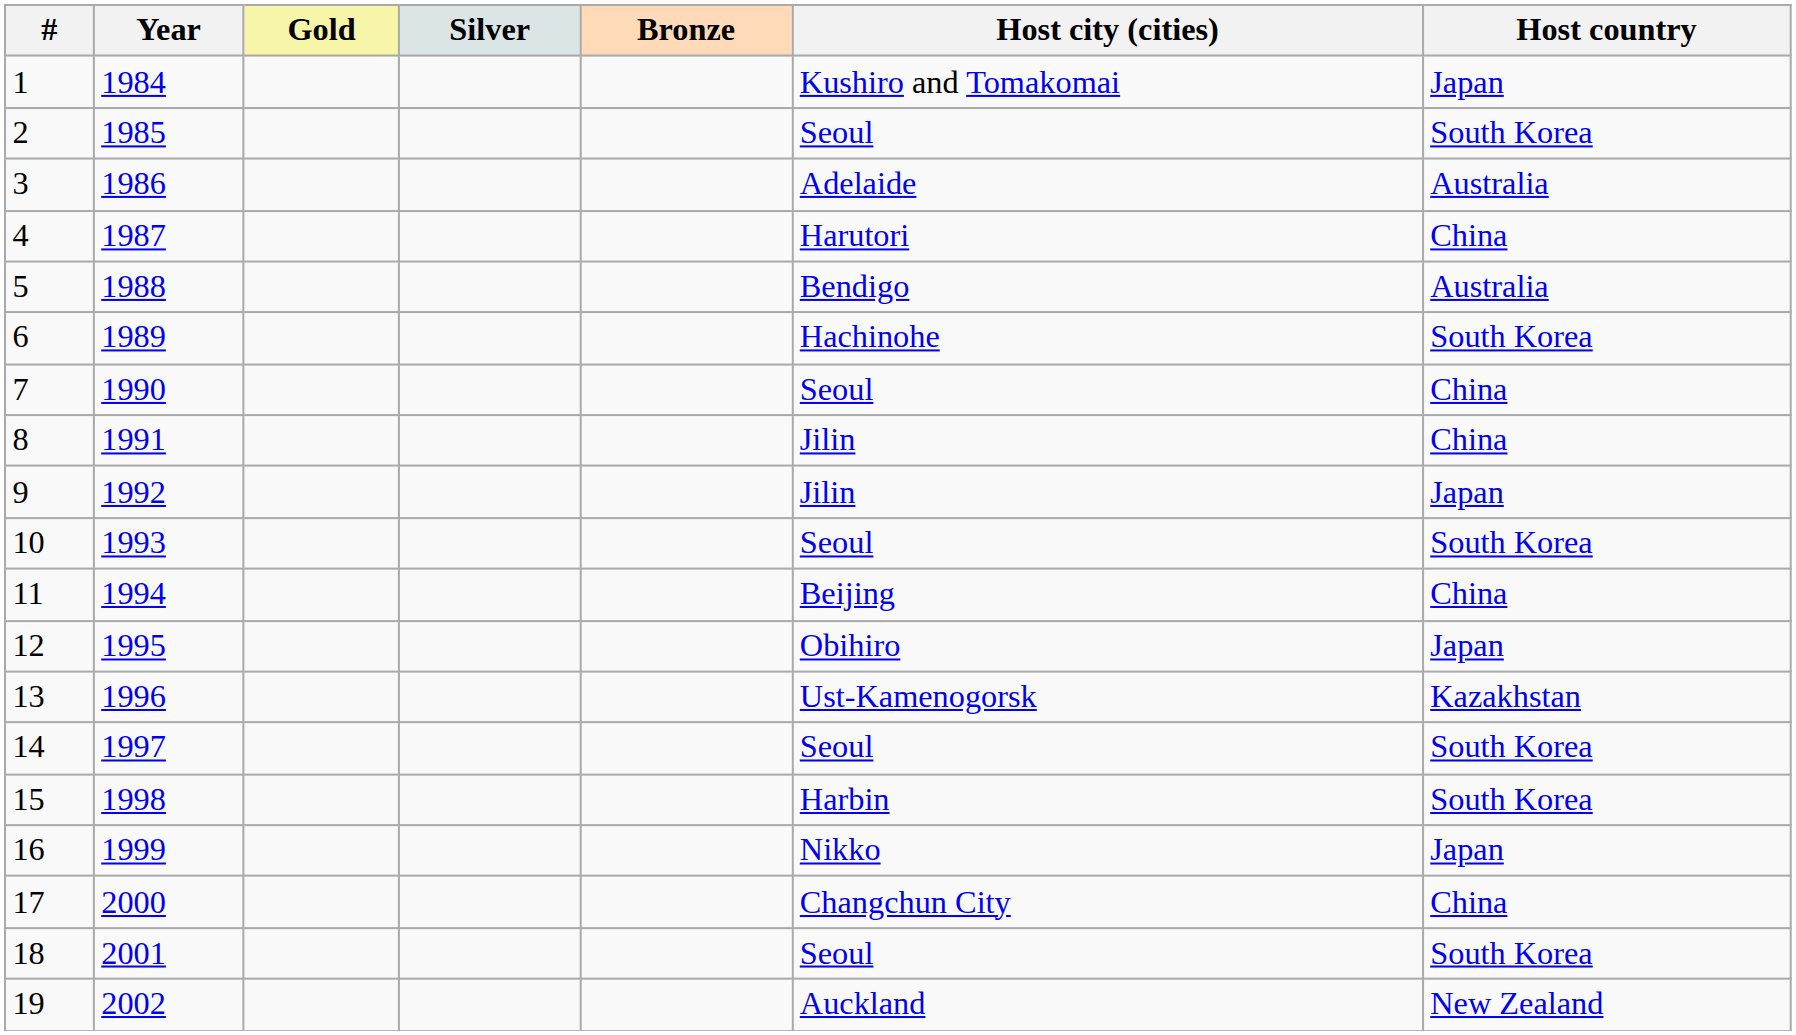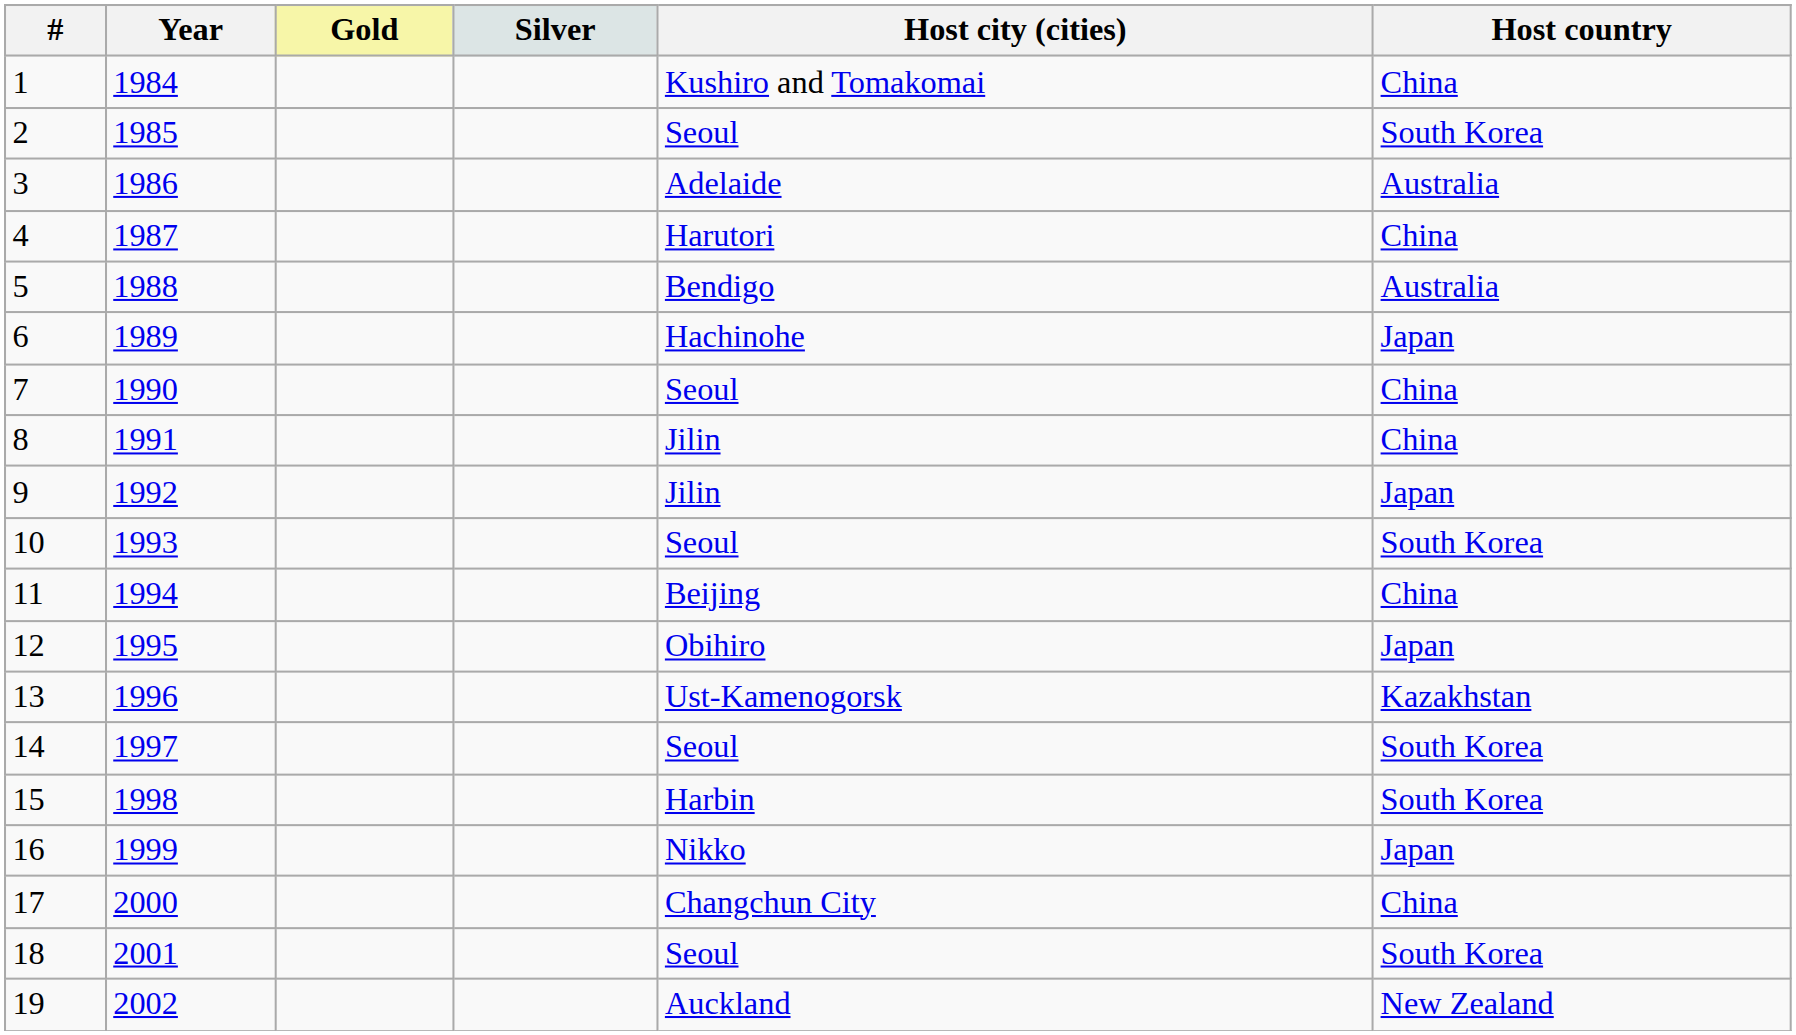- column: (686, 30)
(1467, 81) Japan -> (1419, 81) China
(1511, 337) South Korea -> (1417, 337) Japan
